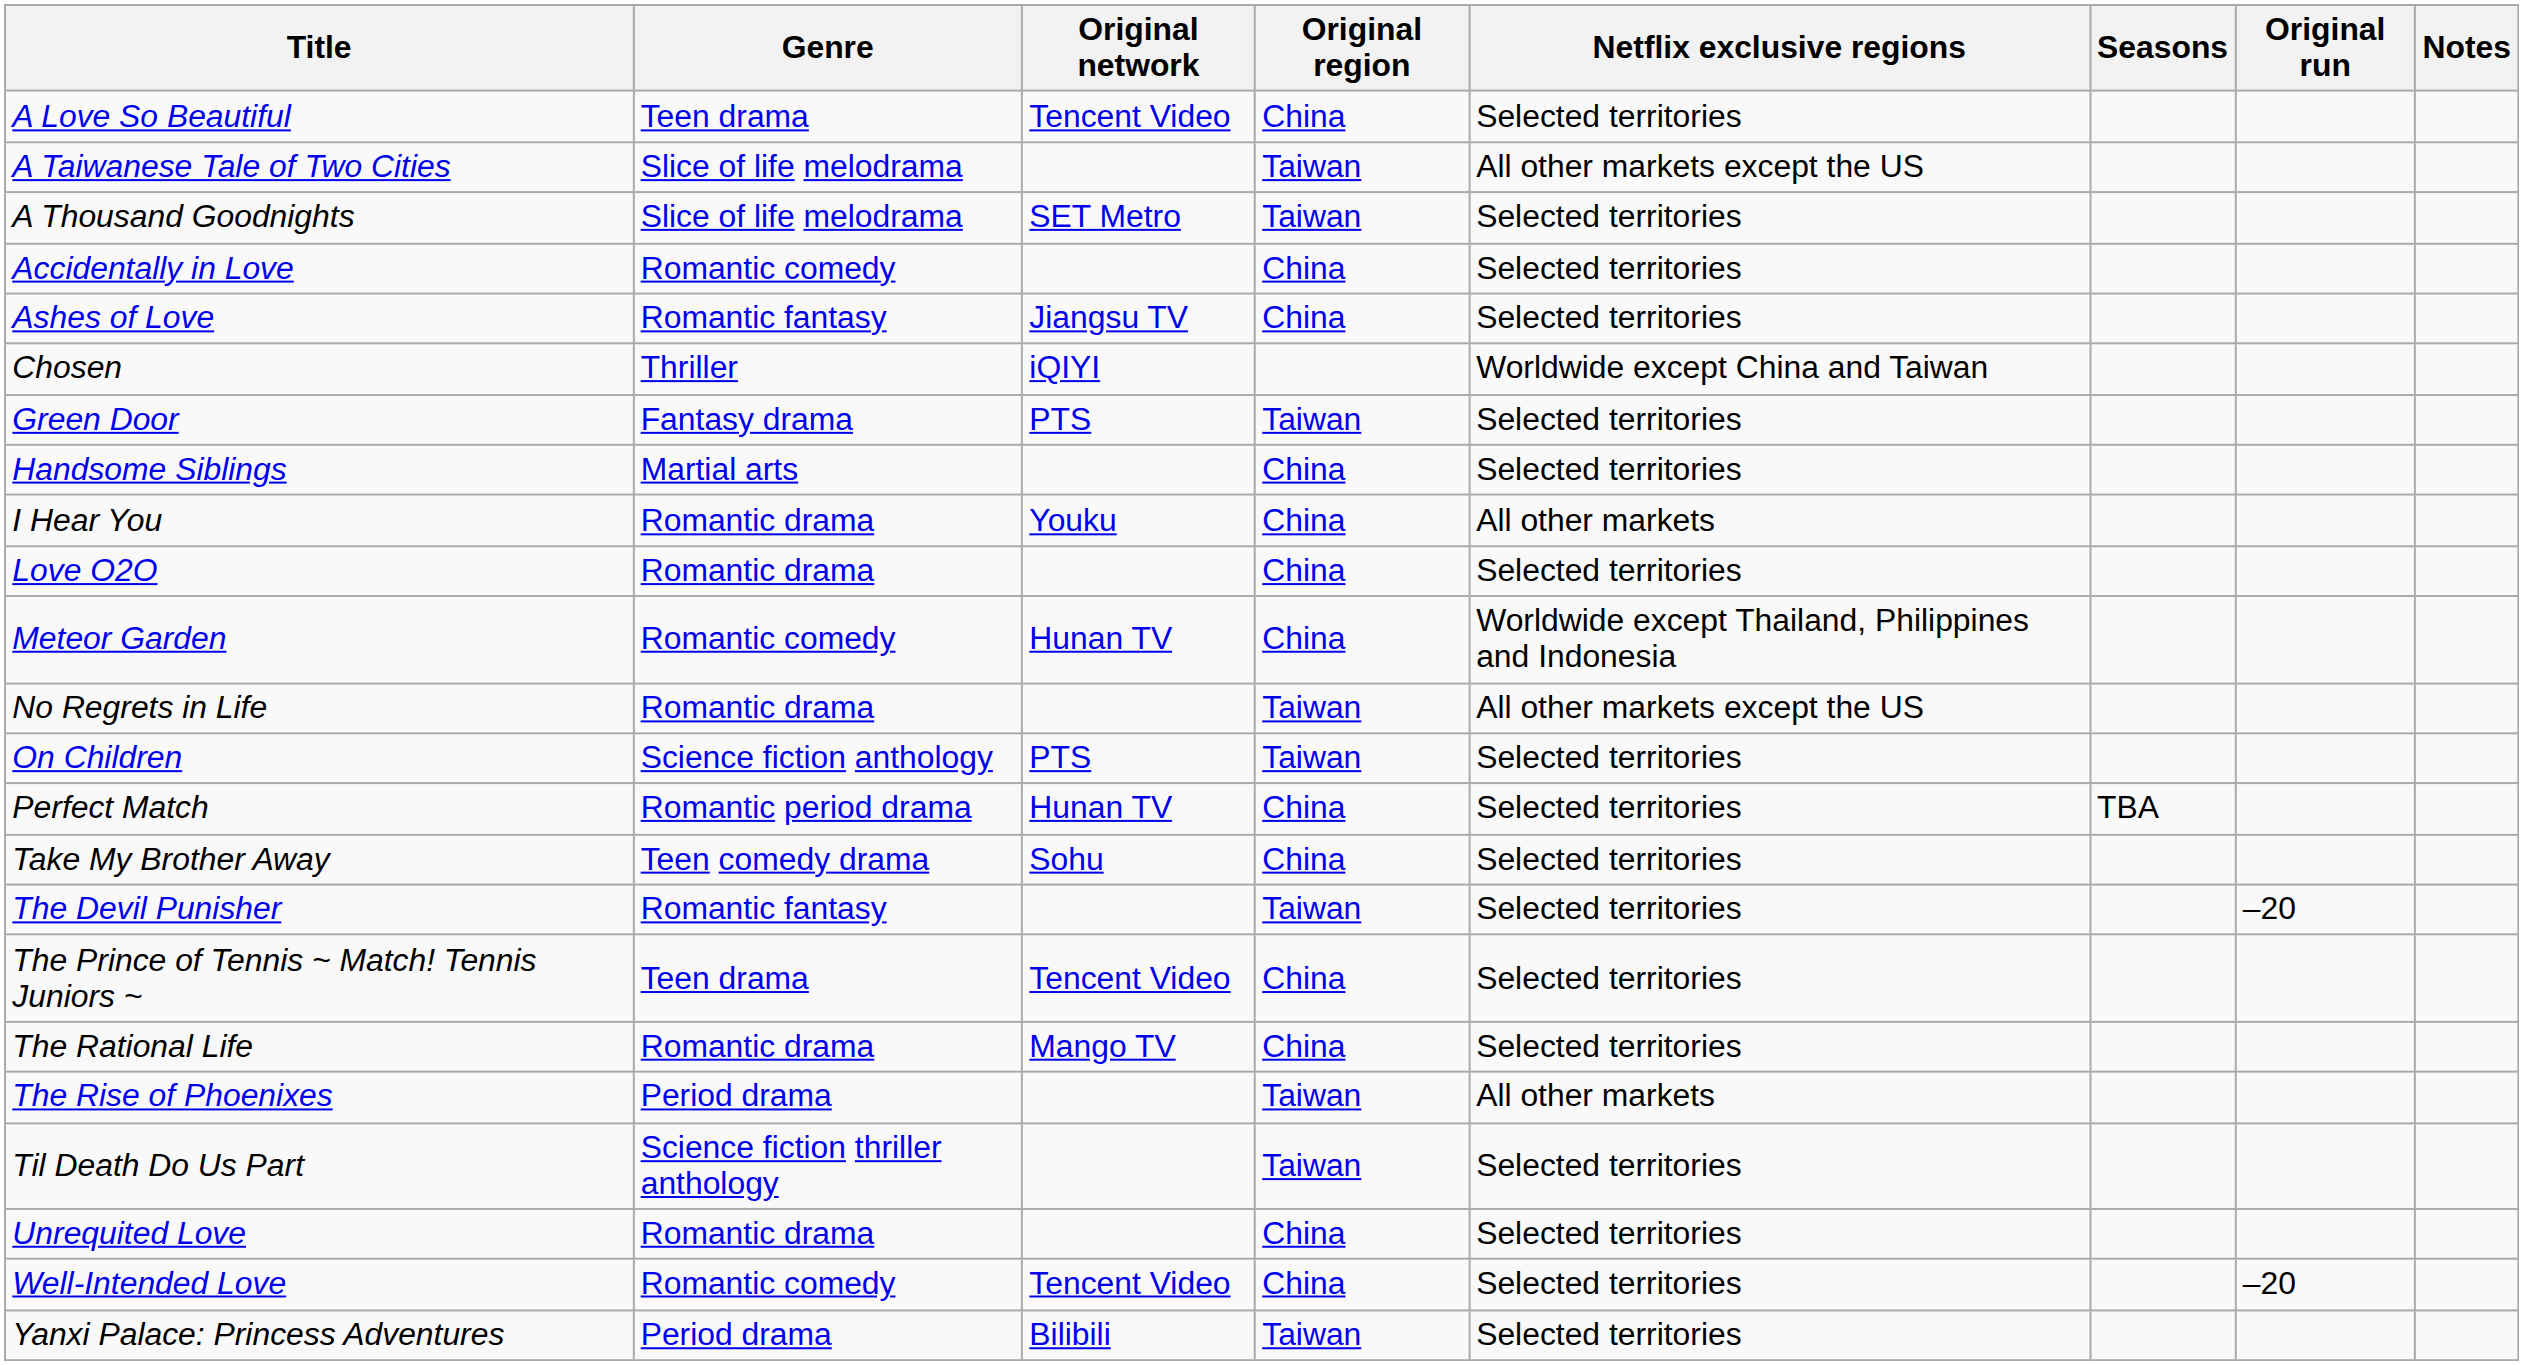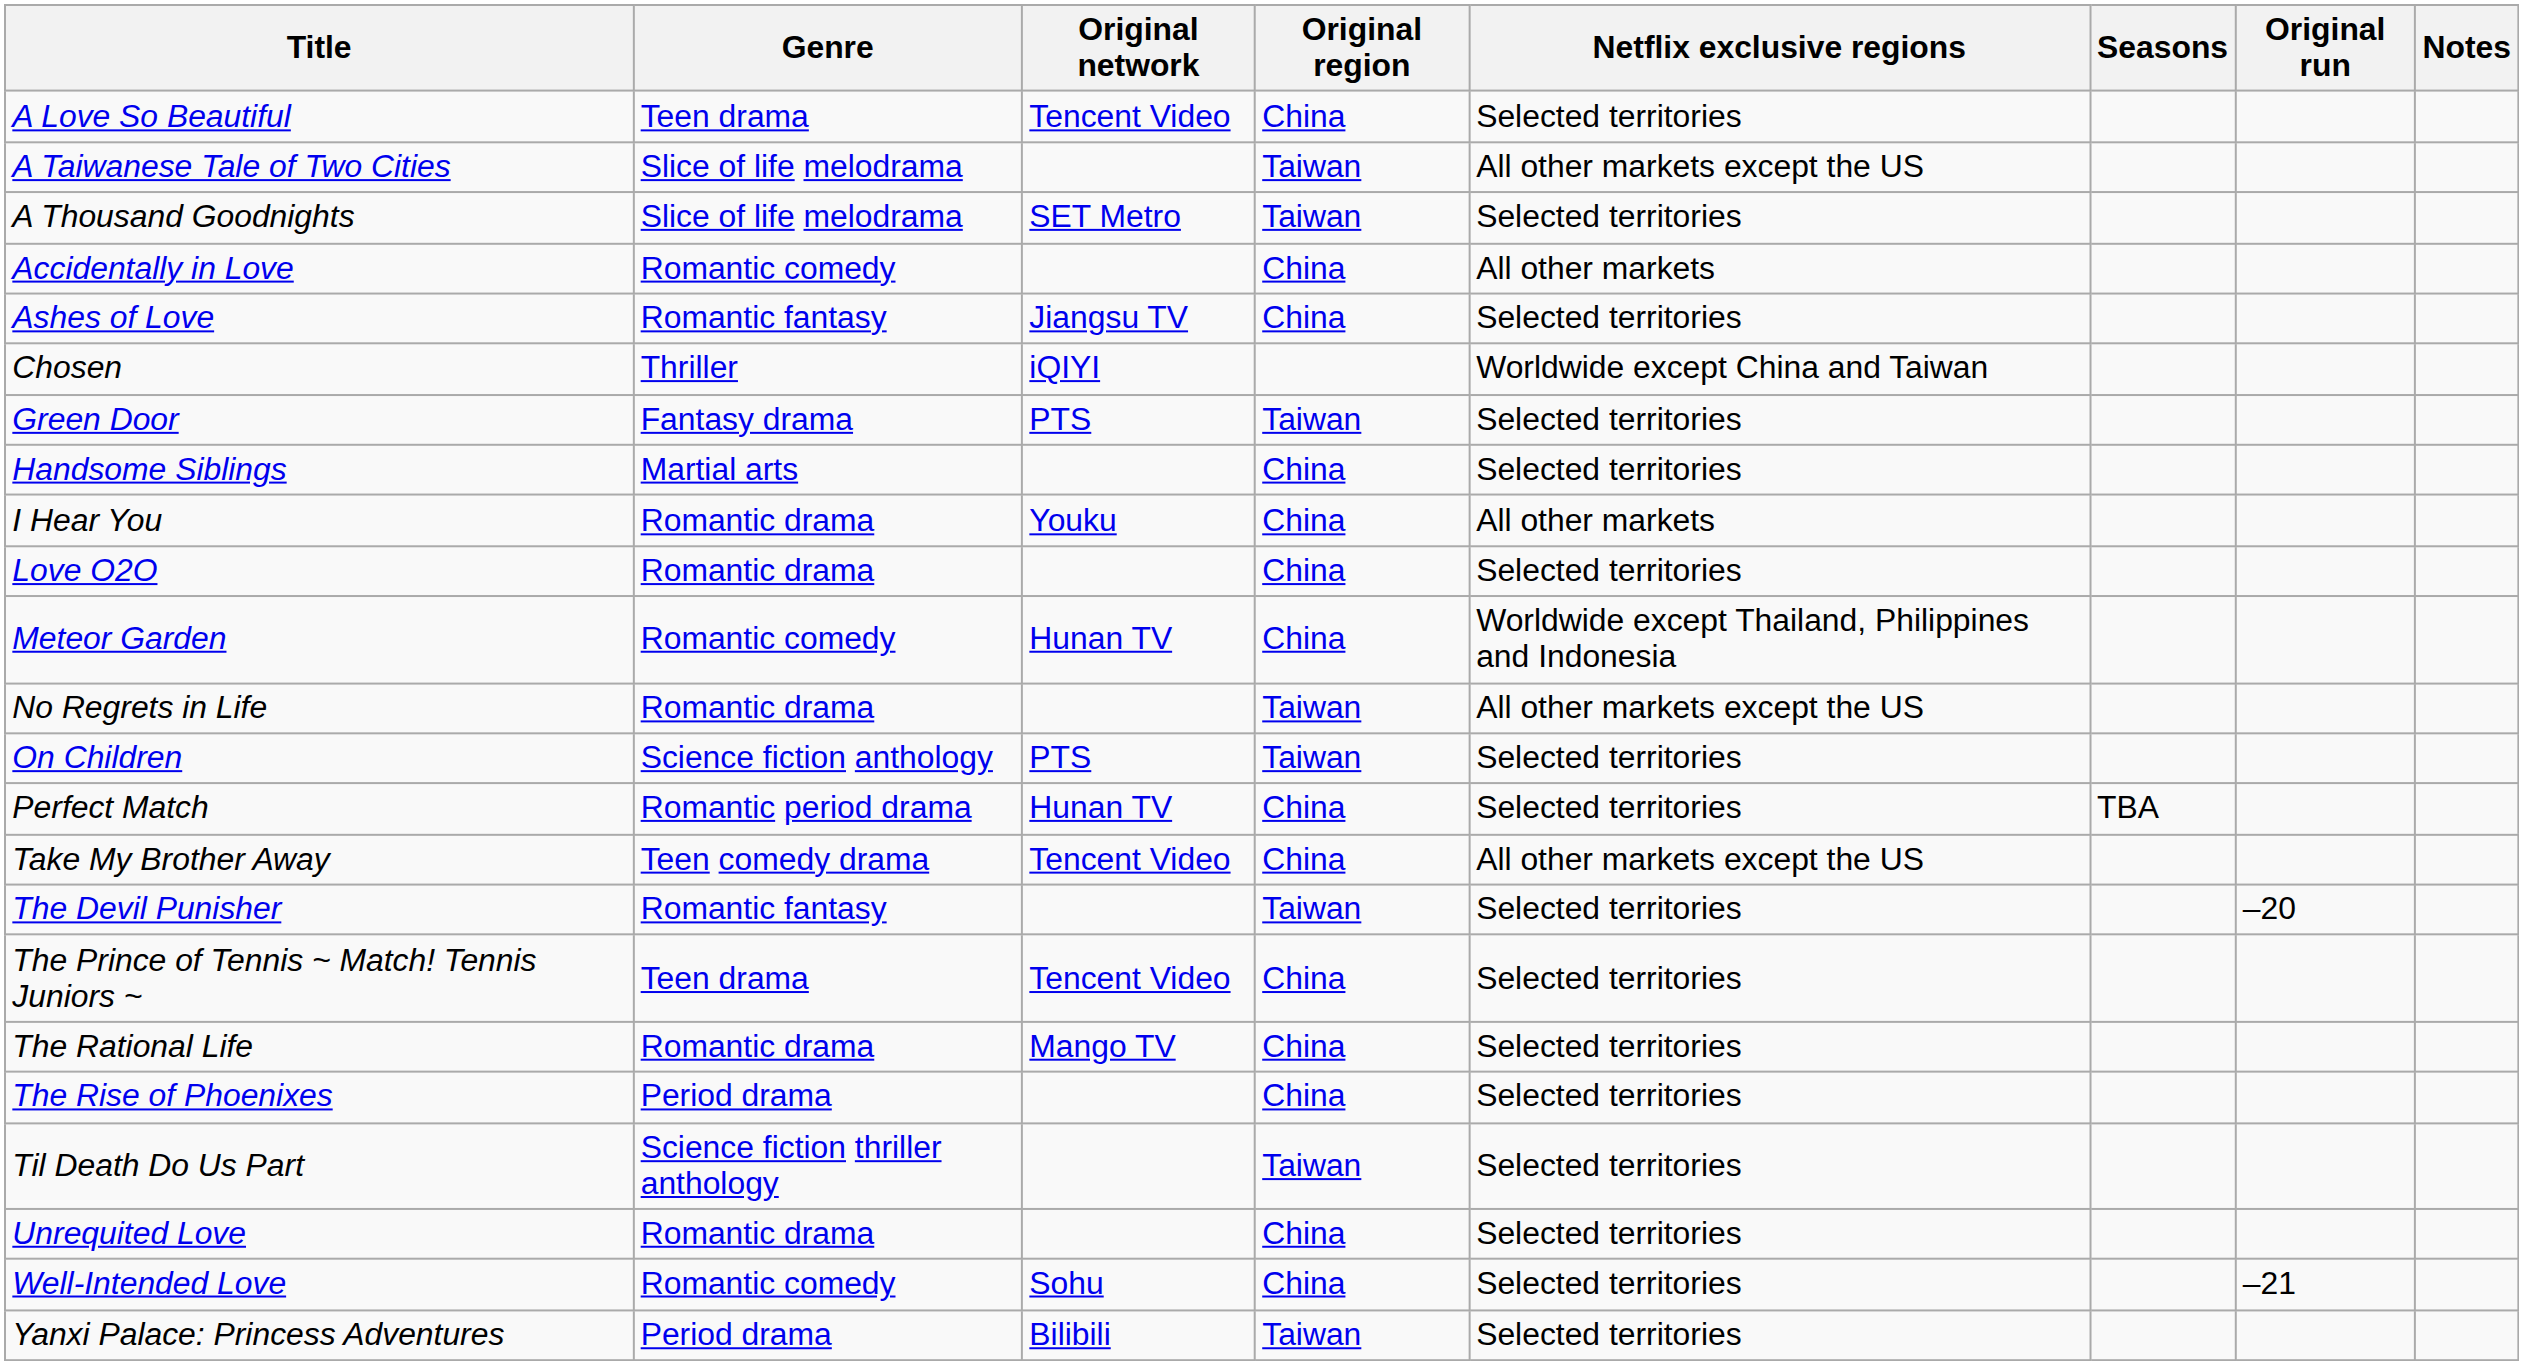(1609, 267) Selected territories -> (1596, 267) All other markets
(1067, 858) Sohu -> (1130, 858) Tencent Video
(1609, 858) Selected territories -> (1700, 858) All other markets except the US
(1312, 1096) Taiwan -> (1304, 1096) China
(1596, 1096) All other markets -> (1609, 1096) Selected territories
(1130, 1283) Tencent Video -> (1067, 1283) Sohu
(2269, 1283) –20 -> (2269, 1283) –21
